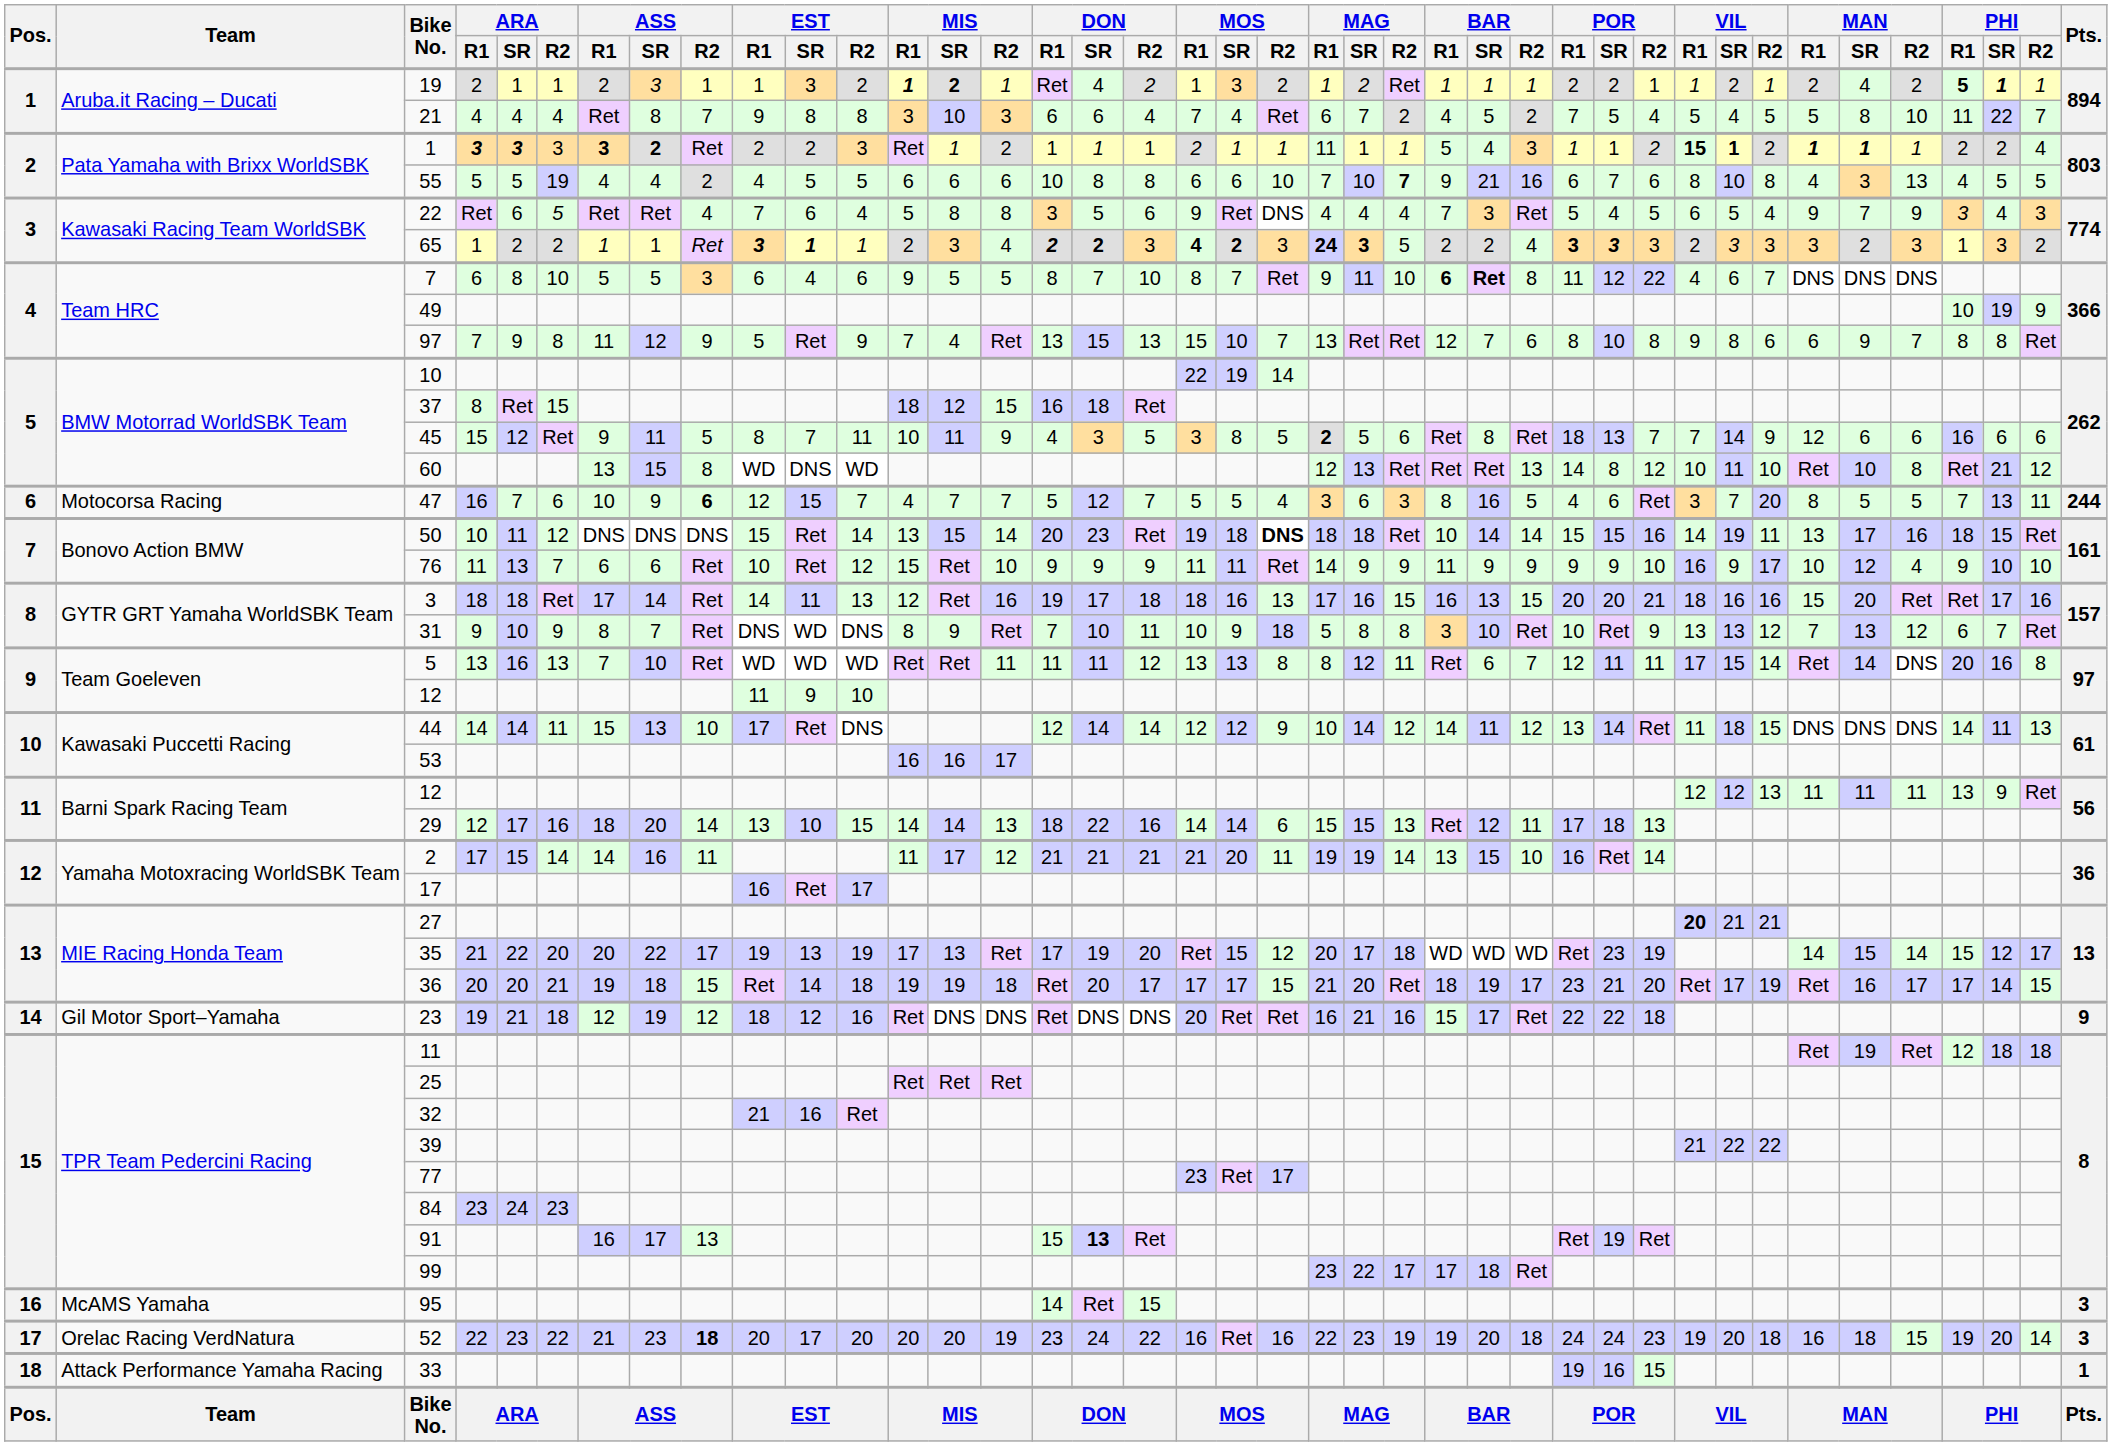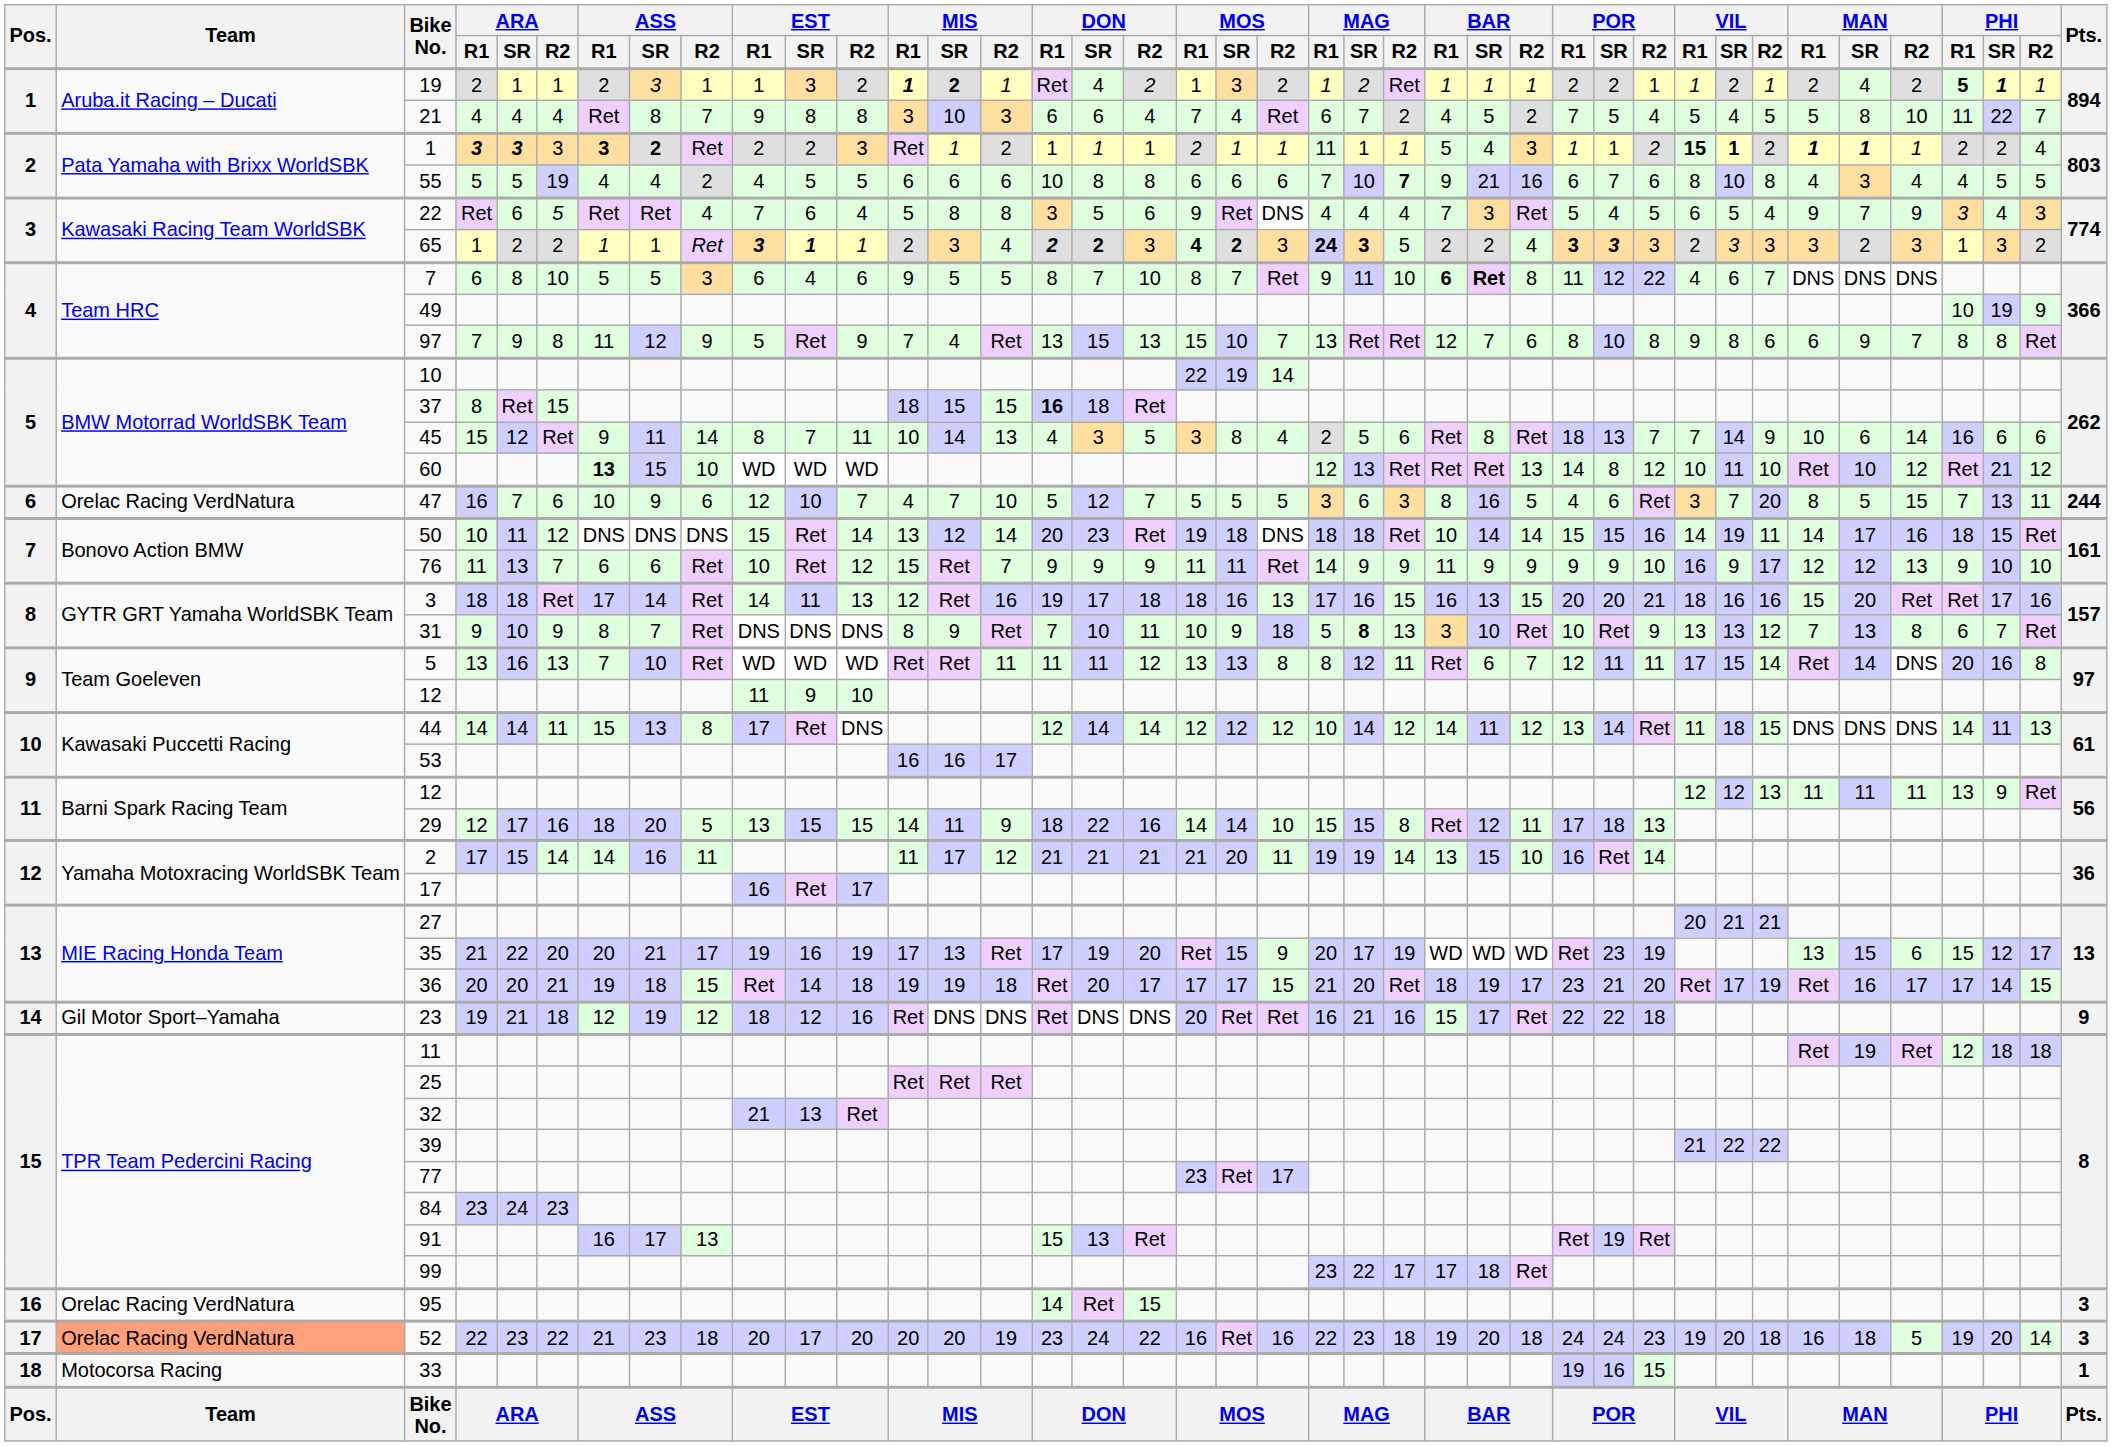(1283, 181) 10 -> (1283, 181) 6
(1917, 181) 13 -> (1917, 181) 4
(954, 406) 12 -> (954, 406) 15
(1052, 406) normal -> (1052, 406) bold
(707, 437) 5 -> (707, 437) 14
(954, 437) 11 -> (954, 437) 14
(1006, 437) 9 -> (1006, 437) 13
(1283, 437) 5 -> (1283, 437) 4
(1326, 437) bold -> (1326, 437) normal
(1813, 437) 12 -> (1813, 437) 10
(1917, 437) 6 -> (1917, 437) 14
(604, 469) normal -> (604, 469) bold
(707, 469) 8 -> (707, 469) 10
(810, 469) DNS -> (810, 469) WD
(1917, 469) 8 -> (1917, 469) 12
(142, 502) Motocorsa Racing -> (178, 502) Orelac Racing VerdNatura
(707, 502) bold -> (707, 502) normal
(810, 502) 15 -> (810, 502) 10
(1006, 502) 7 -> (1006, 502) 10
(1283, 502) 4 -> (1283, 502) 5
(1917, 502) 5 -> (1917, 502) 15
(954, 535) 15 -> (954, 535) 12
(1283, 535) bold -> (1283, 535) normal
(1813, 535) 13 -> (1813, 535) 14
(1006, 566) 10 -> (1006, 566) 7
(1813, 566) 10 -> (1813, 566) 12
(1917, 566) 4 -> (1917, 566) 13
(810, 631) WD -> (810, 631) DNS
(1364, 631) normal -> (1364, 631) bold
(1404, 631) 8 -> (1404, 631) 13
(1917, 631) 12 -> (1917, 631) 8
(707, 728) 10 -> (707, 728) 8
(1283, 728) 9 -> (1283, 728) 12
(707, 824) 14 -> (707, 824) 5
(810, 824) 10 -> (810, 824) 15
(954, 824) 14 -> (954, 824) 11
(1006, 824) 13 -> (1006, 824) 9
(1283, 824) 6 -> (1283, 824) 10
(1404, 824) 13 -> (1404, 824) 8
(1695, 922) bold -> (1695, 922) normal
(655, 953) 22 -> (655, 953) 21
(810, 953) 13 -> (810, 953) 16
(1283, 953) 12 -> (1283, 953) 9
(1404, 953) 18 -> (1404, 953) 19
(1813, 953) 14 -> (1813, 953) 13
(1917, 953) 14 -> (1917, 953) 6
(810, 1114) 16 -> (810, 1114) 13
(1098, 1240) bold -> (1098, 1240) normal
(135, 1304) McAMS Yamaha -> (178, 1304) Orelac Racing VerdNatura
(178, 1337) no background -> (178, 1337) lightsalmon background
(707, 1337) bold -> (707, 1337) normal
(1404, 1337) 19 -> (1404, 1337) 18
(1917, 1337) 15 -> (1917, 1337) 5
(222, 1370) Attack Performance Yamaha Racing -> (142, 1370) Motocorsa Racing
